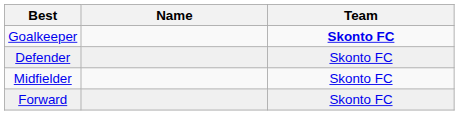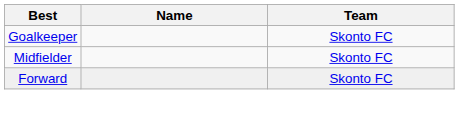(361, 36) bold -> (361, 36) normal
- row: (43, 58)
